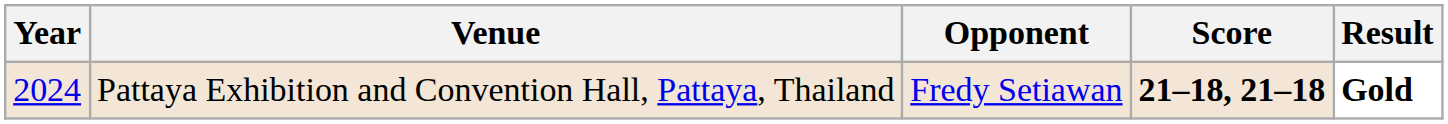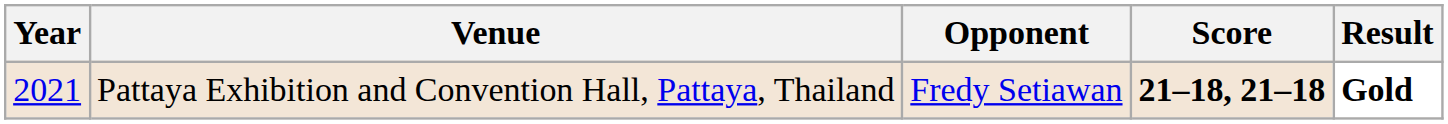(47, 88) 2024 -> (47, 88) 2021
